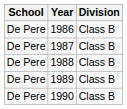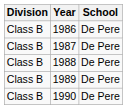columns swapped: (26, 12) <-> (99, 12)
